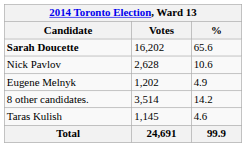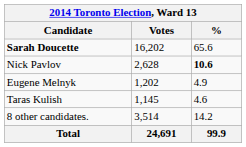(203, 64) normal -> (203, 64) bold
rows swapped: (34, 116) <-> (48, 99)
